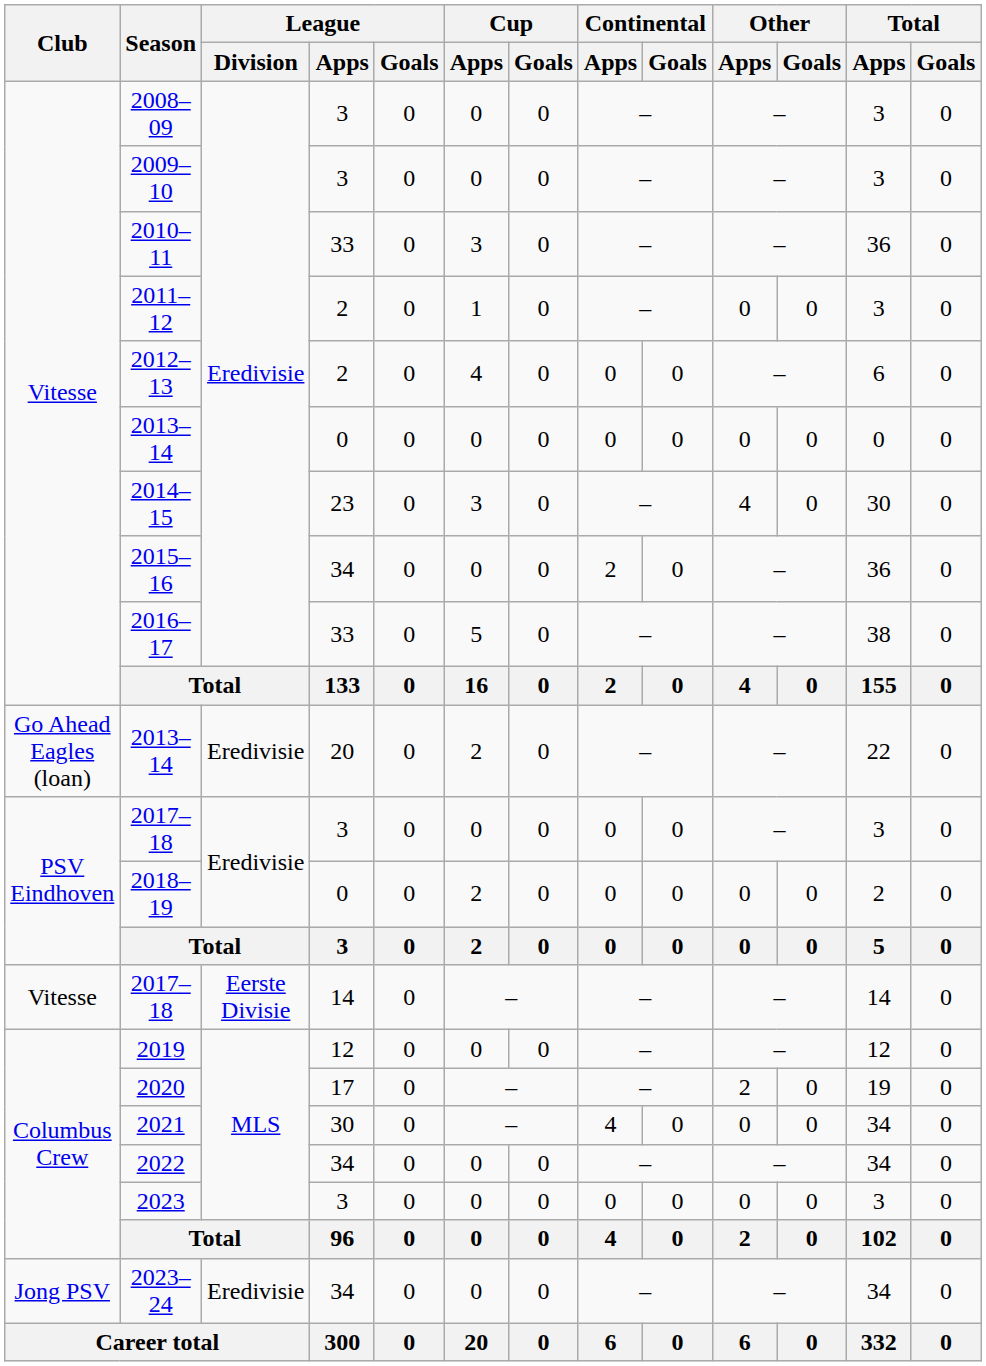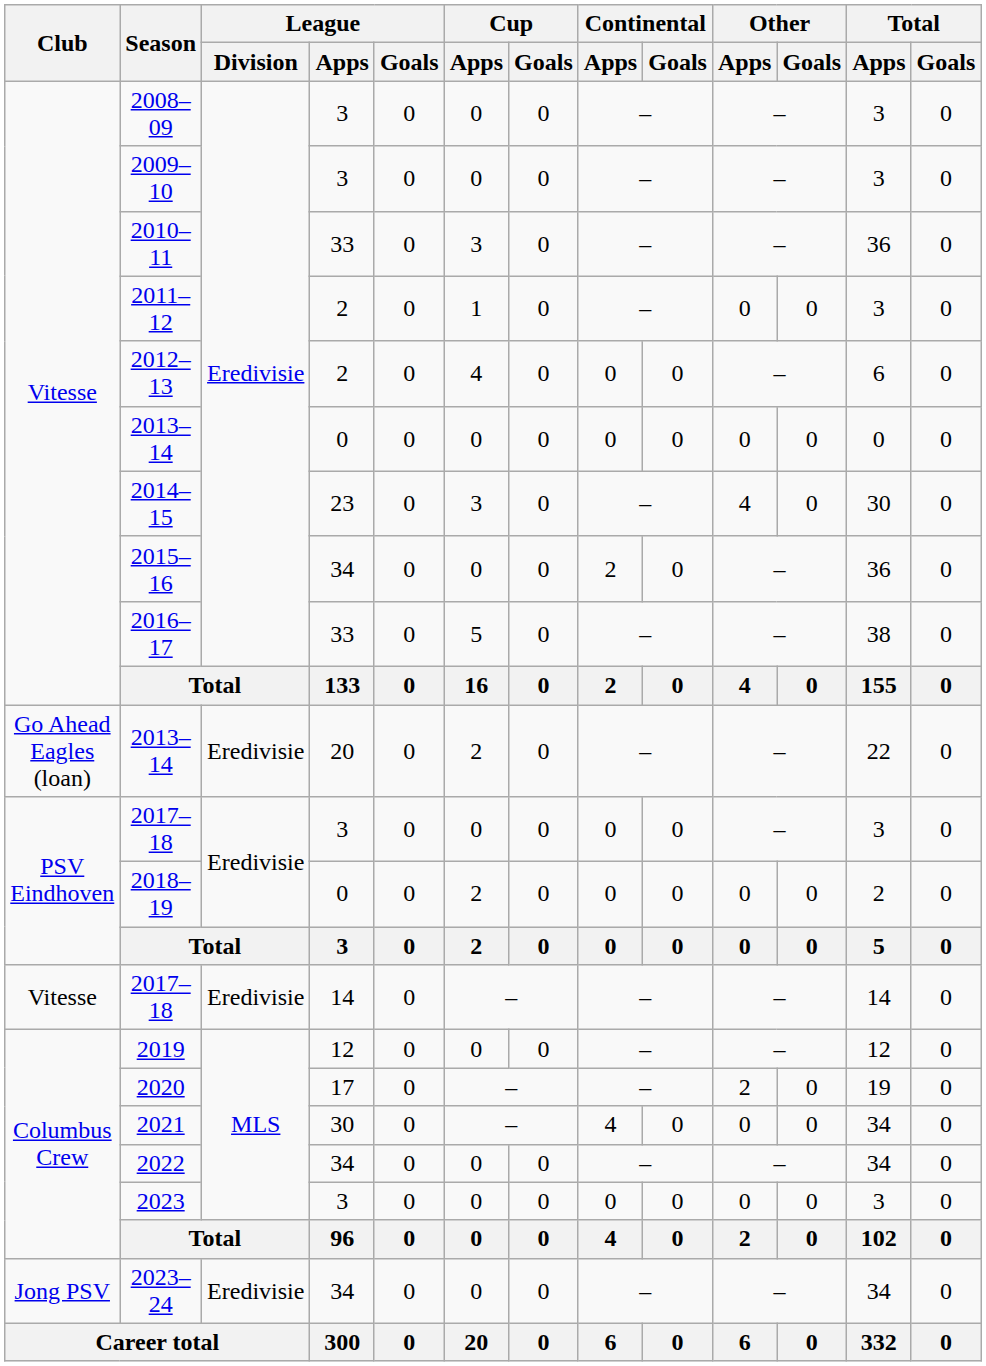(256, 997) Eerste Divisie -> (256, 997) Eredivisie
